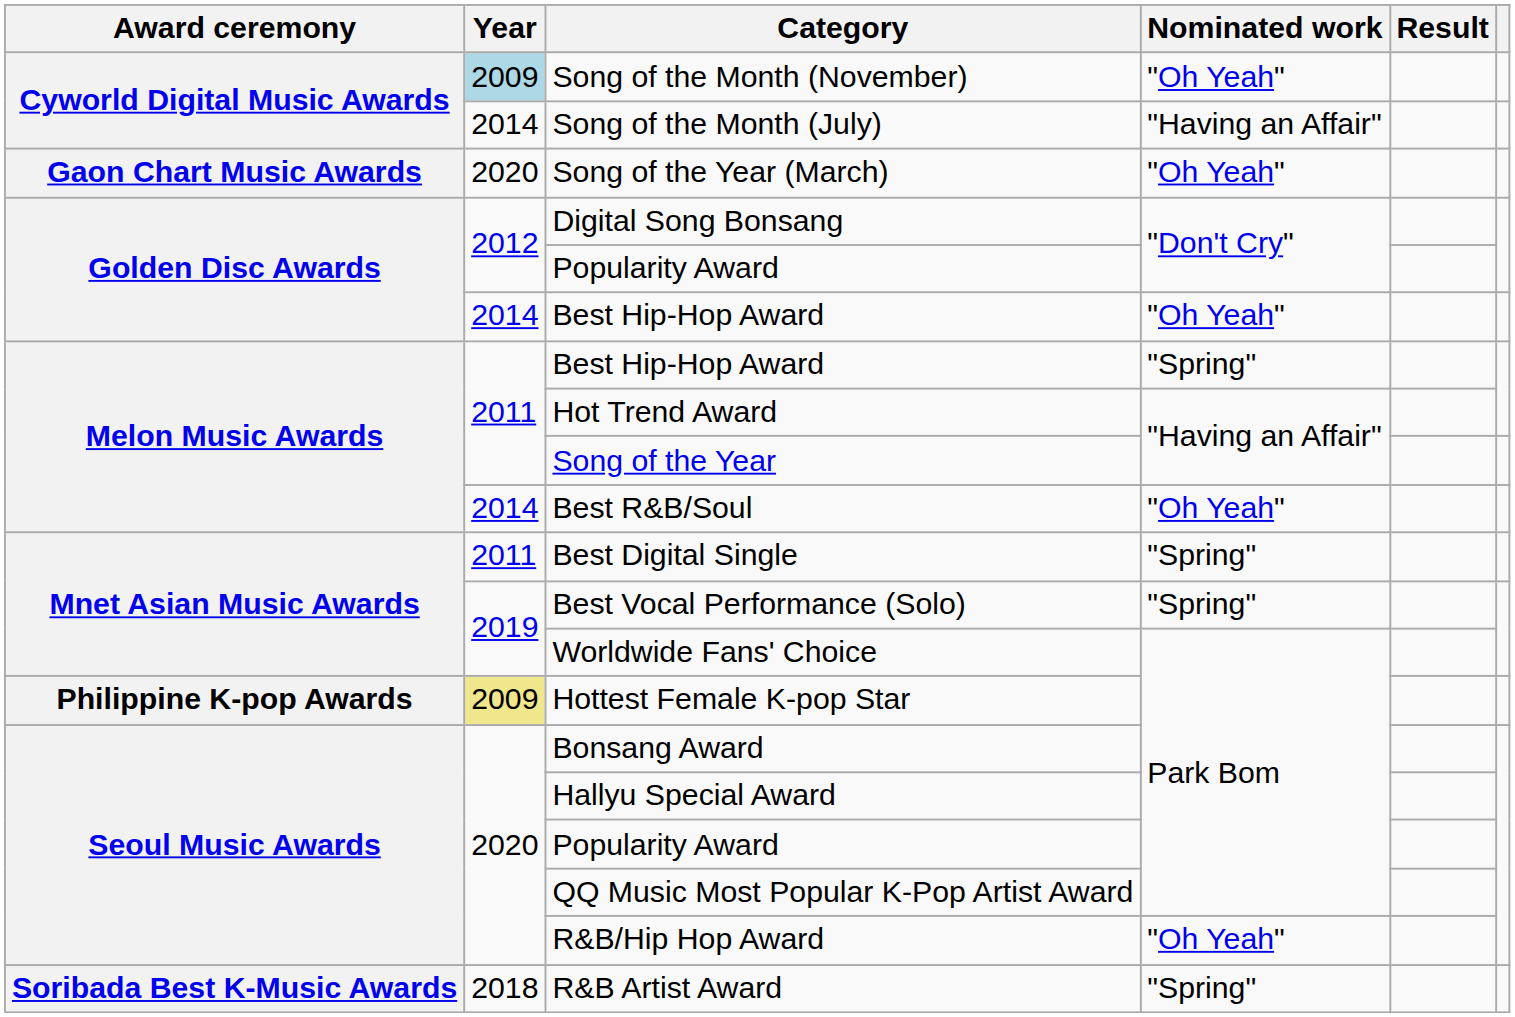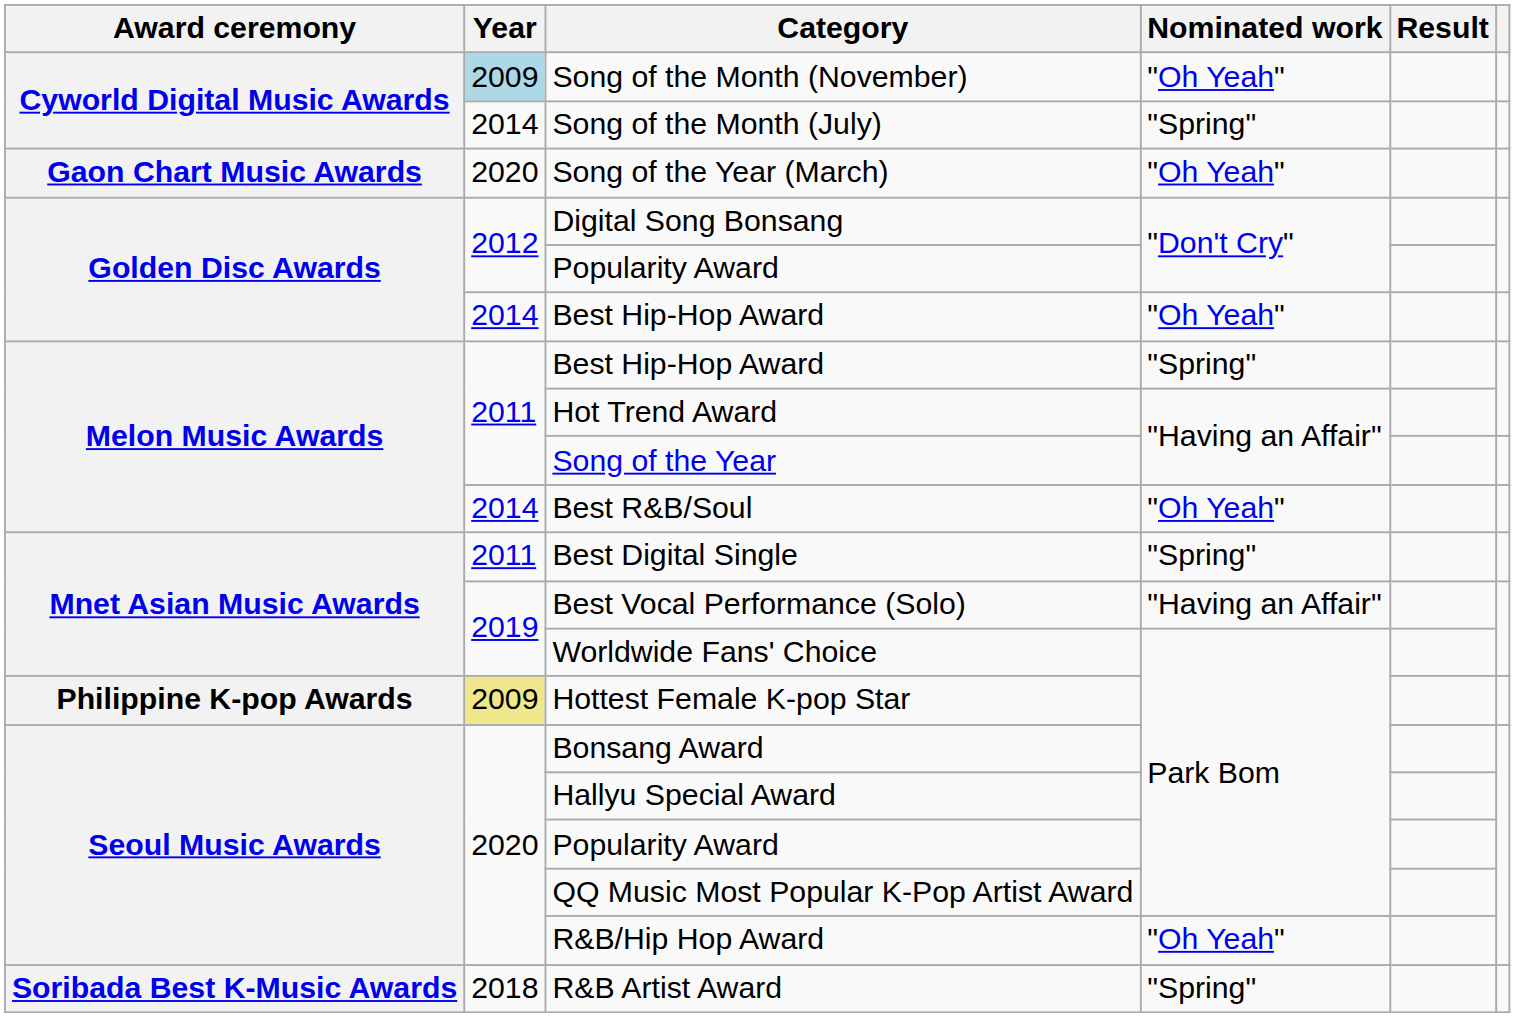(1264, 124) "Having an Affair" -> (1202, 124) "Spring"
(1202, 603) "Spring" -> (1264, 603) "Having an Affair"
